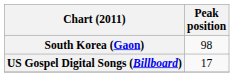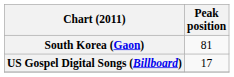(207, 44) 98 -> (207, 44) 81
